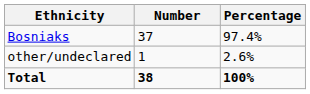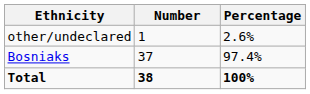rows swapped: (39, 36) <-> (70, 57)
